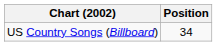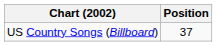(186, 31) 34 -> (186, 31) 37
